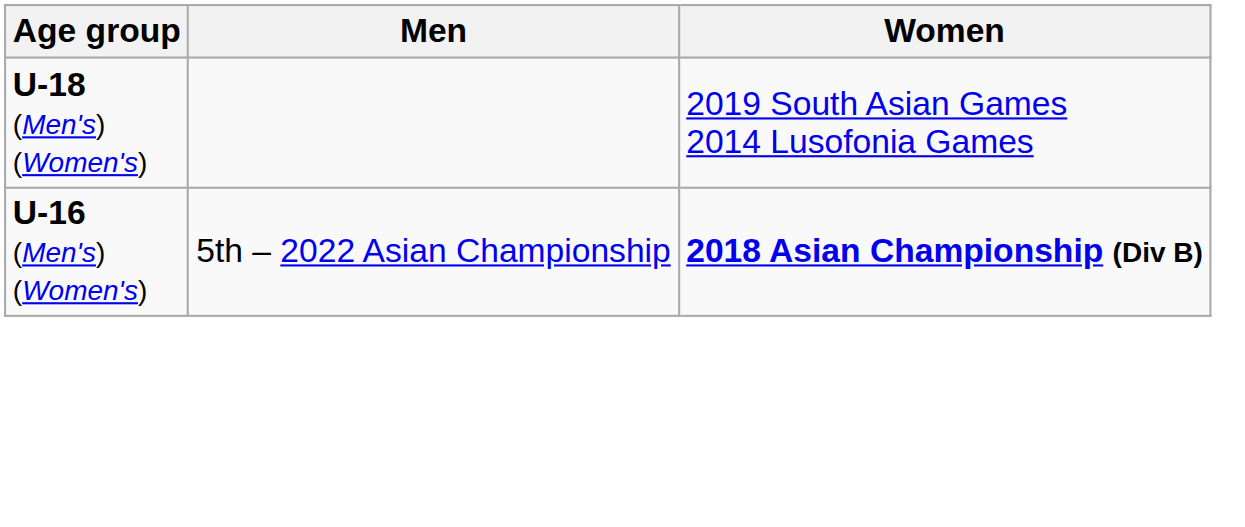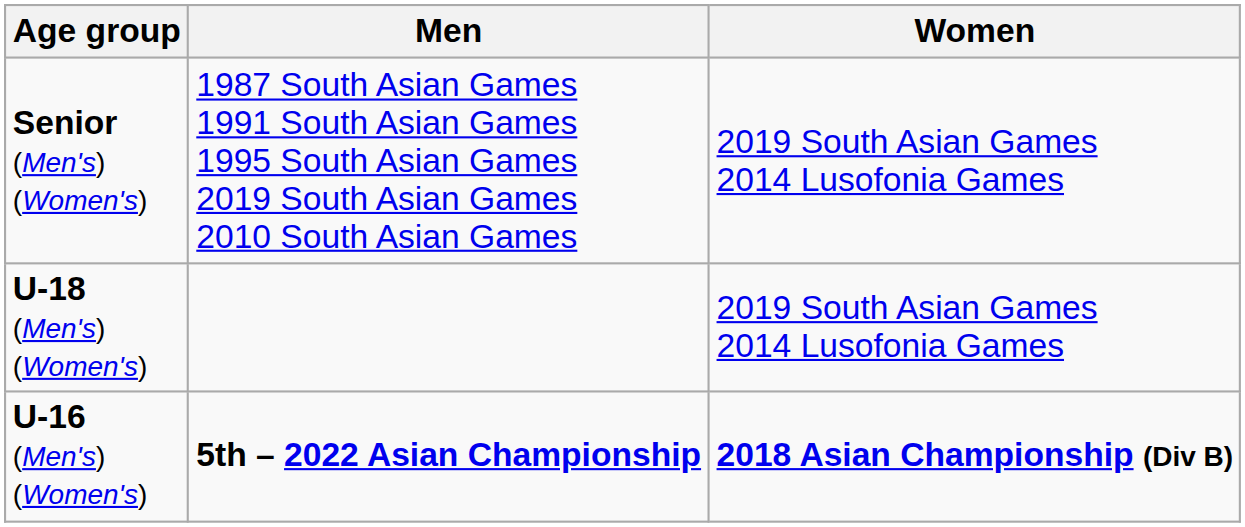+ row: (80, 160)
(434, 251) normal -> (449, 455) bold
